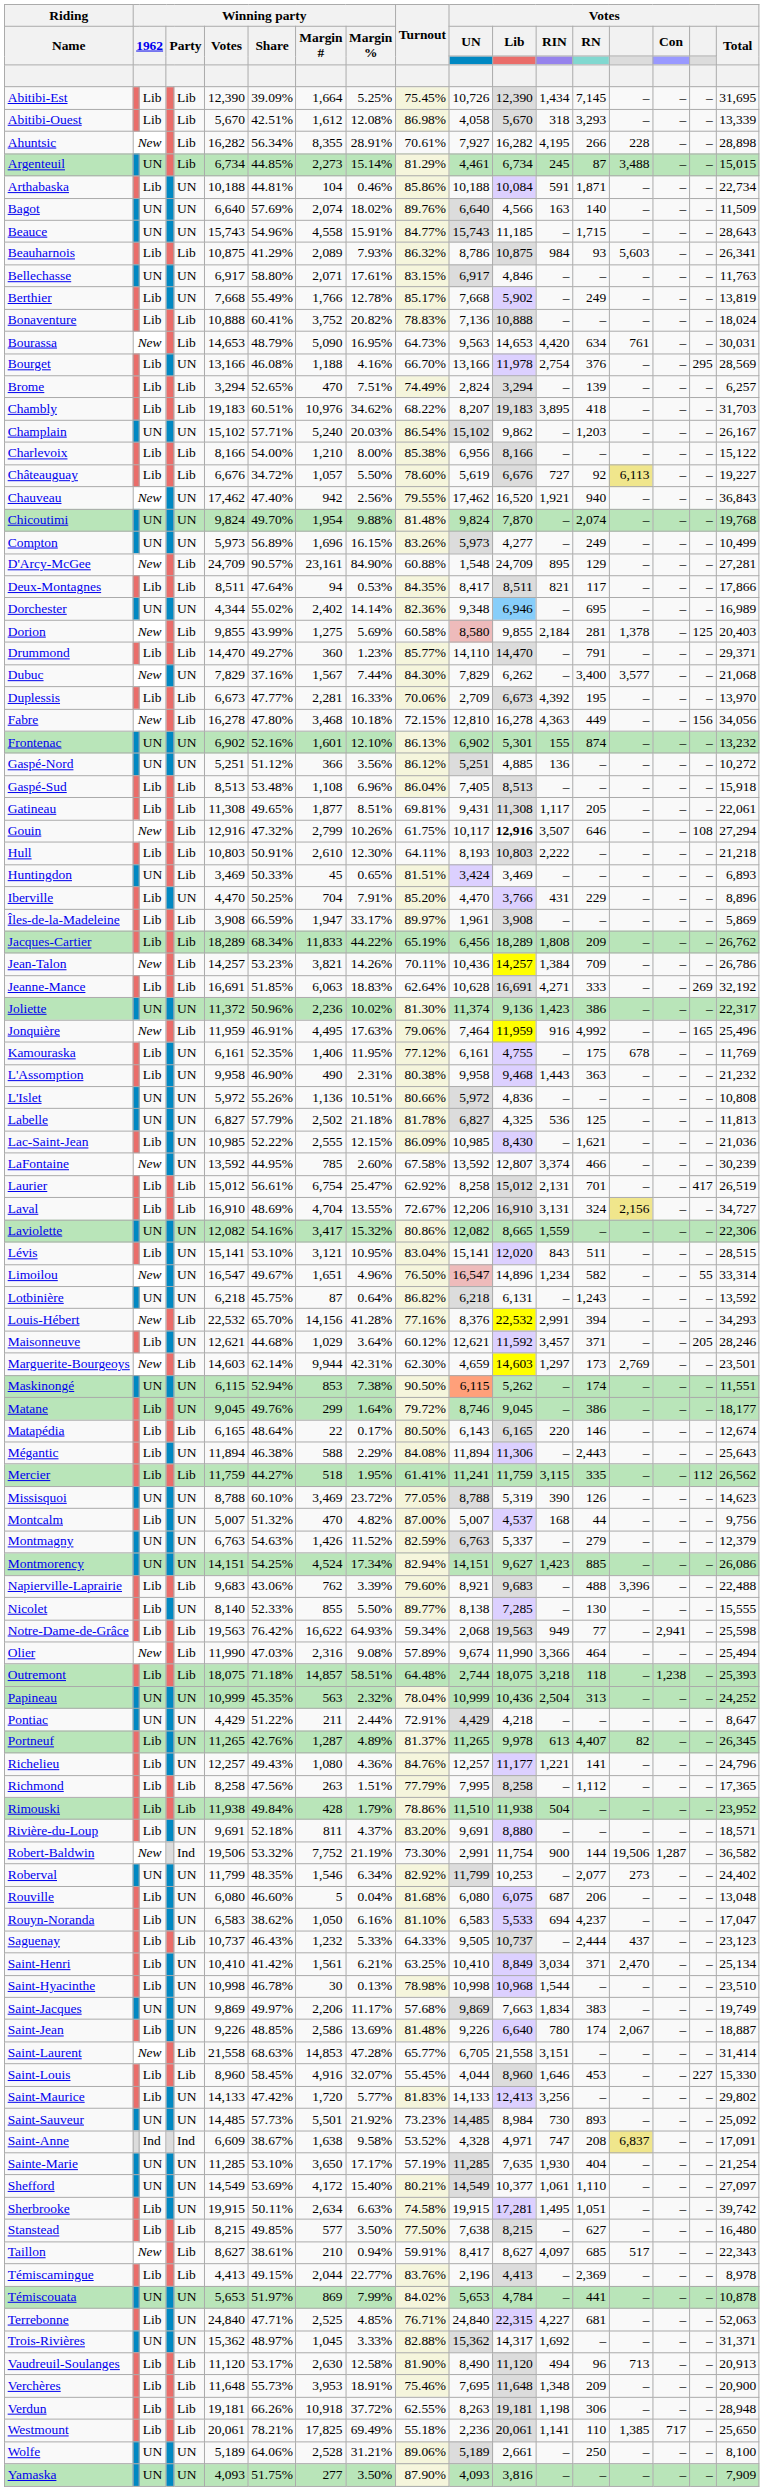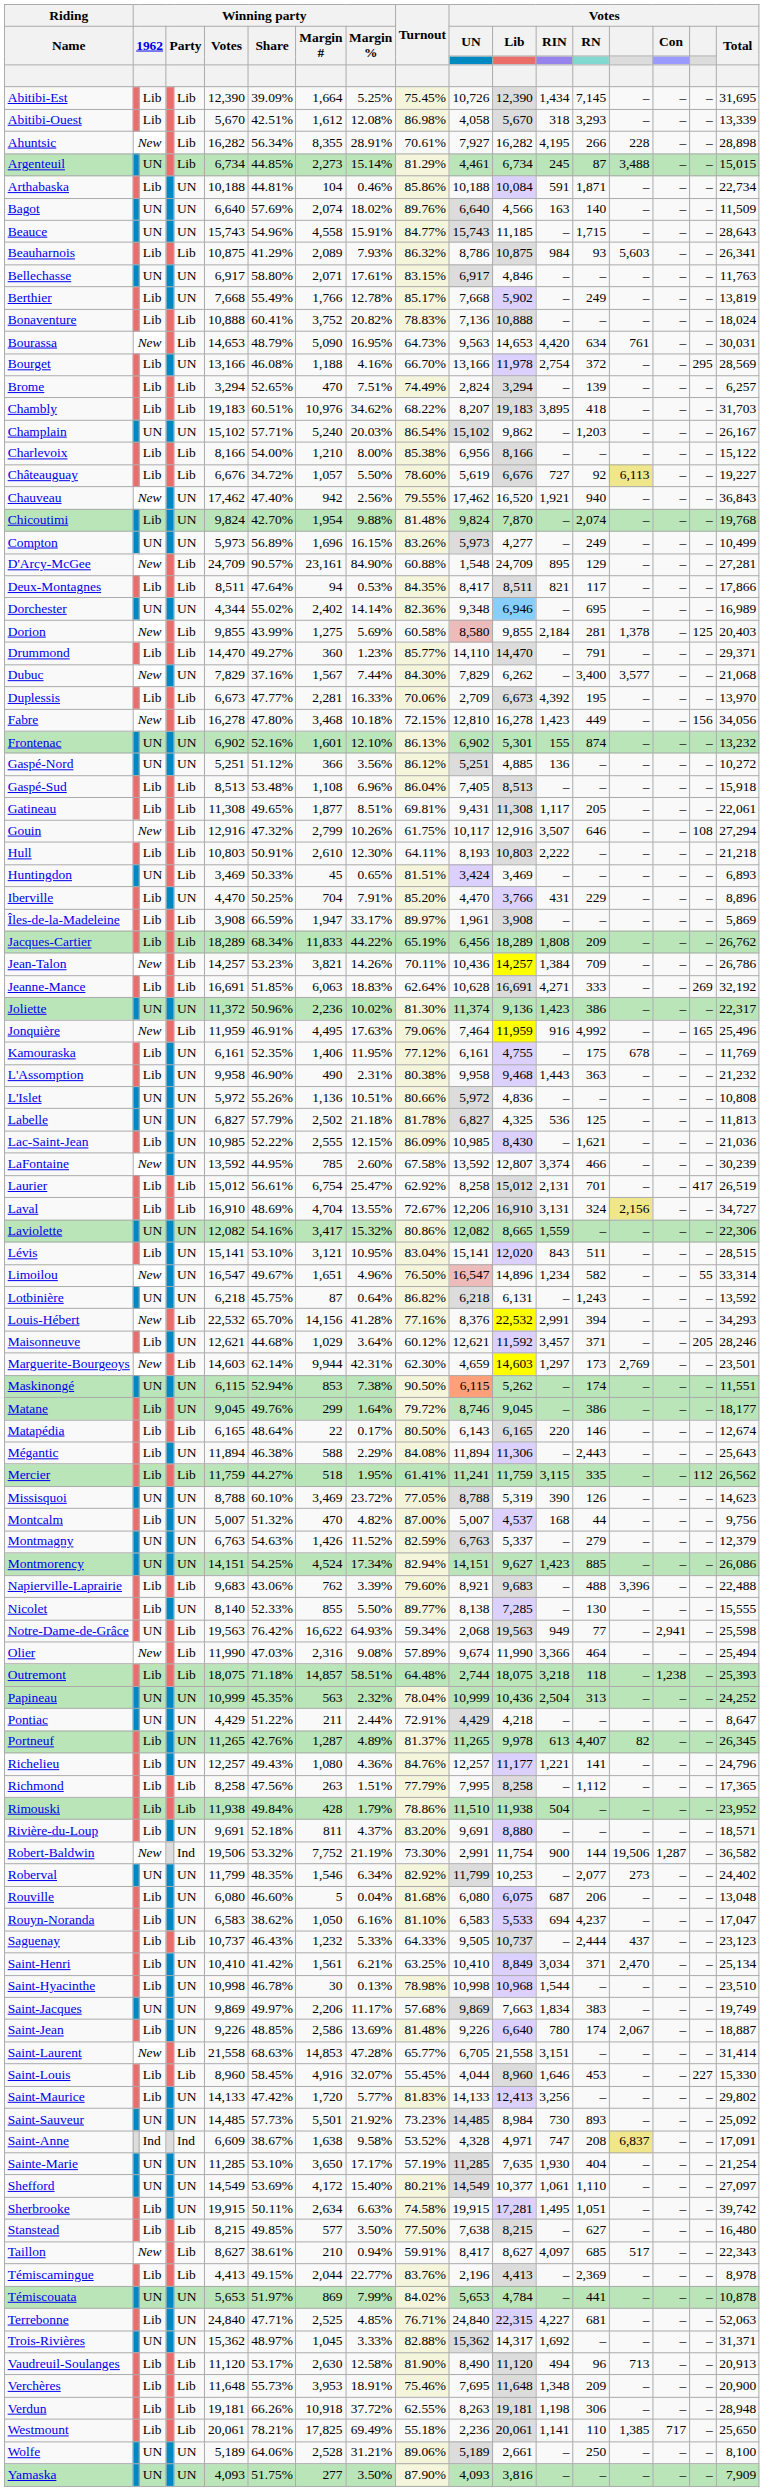(596, 364) 376 -> (596, 364) 372
(152, 519) UN -> (152, 519) Lib
(272, 519) 49.70% -> (272, 519) 42.70%
(554, 719) 4,363 -> (554, 719) 1,423
(514, 830) bold -> (514, 830) normal
(152, 1630) Lib -> (152, 1630) UN
